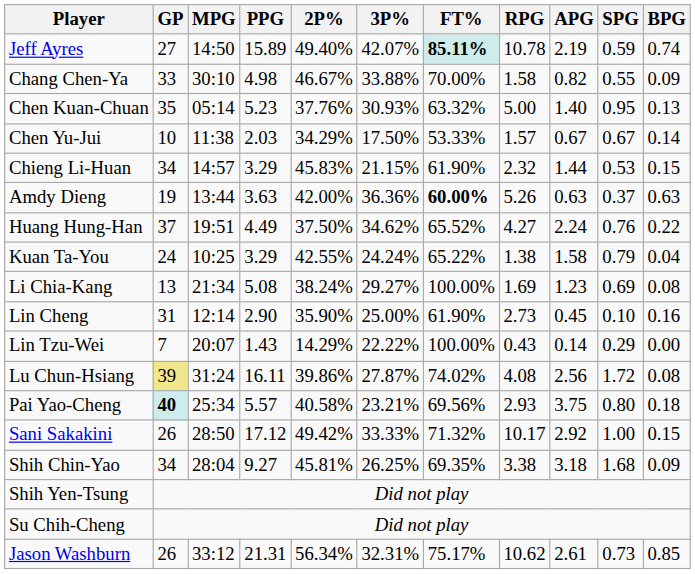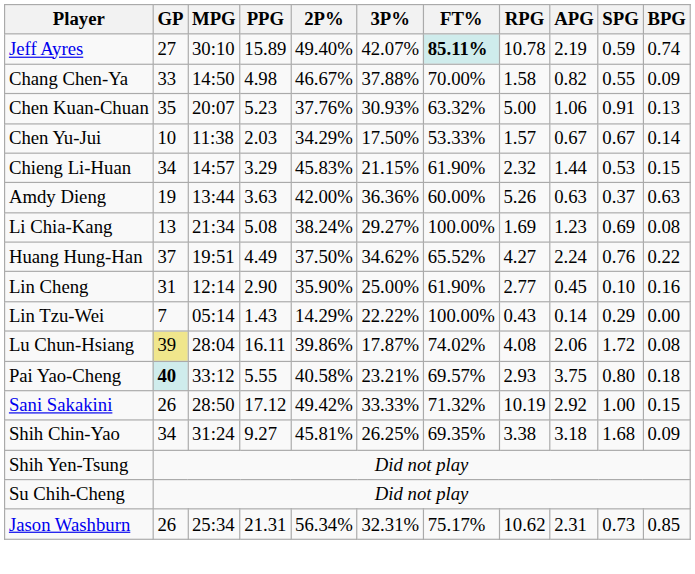(213, 49) 14:50 -> (213, 49) 30:10
(213, 78) 30:10 -> (213, 78) 14:50
(390, 78) 33.88% -> (390, 78) 37.88%
(213, 108) 05:14 -> (213, 108) 20:07
(571, 108) 1.40 -> (571, 108) 1.06
(619, 108) 0.95 -> (619, 108) 0.91
(458, 197) bold -> (457, 197) normal
rows swapped: (76, 227) <-> (61, 286)
- row: (59, 256)
(520, 316) 2.73 -> (520, 286) 2.77
(213, 345) 20:07 -> (213, 316) 05:14
(213, 375) 31:24 -> (213, 345) 28:04
(390, 375) 27.87% -> (390, 345) 17.87%
(571, 375) 2.56 -> (571, 345) 2.06
(213, 405) 25:34 -> (213, 375) 33:12
(261, 405) 5.57 -> (261, 375) 5.55
(457, 405) 69.56% -> (457, 375) 69.57%
(525, 434) 10.17 -> (525, 405) 10.19
(213, 464) 28:04 -> (213, 434) 31:24
(213, 553) 33:12 -> (213, 524) 25:34
(571, 553) 2.61 -> (571, 524) 2.31
